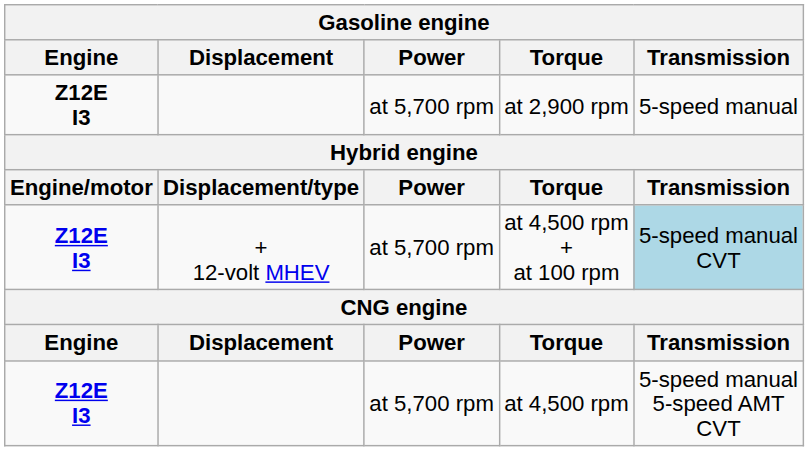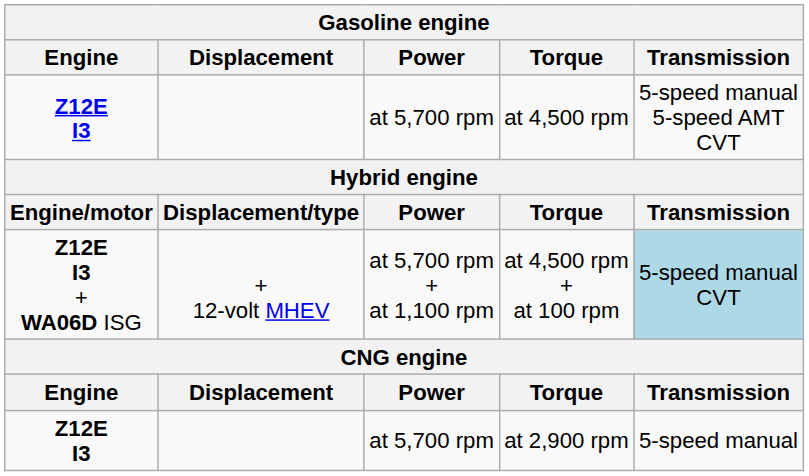rows swapped: (566, 403) <-> (566, 105)
(81, 248) Z12E I3 -> (81, 285) Z12E I3 + WA06D ISG
(432, 248) at 5,700 rpm -> (432, 285) at 5,700 rpm + at 1,100 rpm
